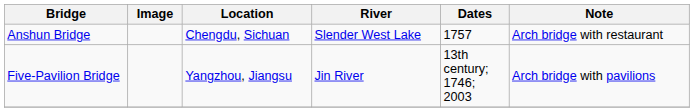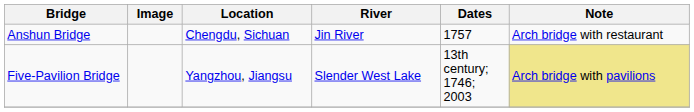(368, 34) Slender West Lake -> (339, 34) Jin River
(339, 75) Jin River -> (368, 75) Slender West Lake
(584, 75) no background -> (584, 75) khaki background
